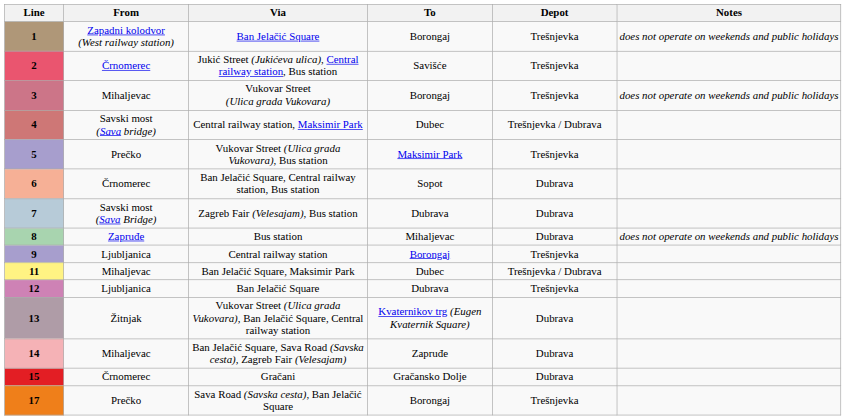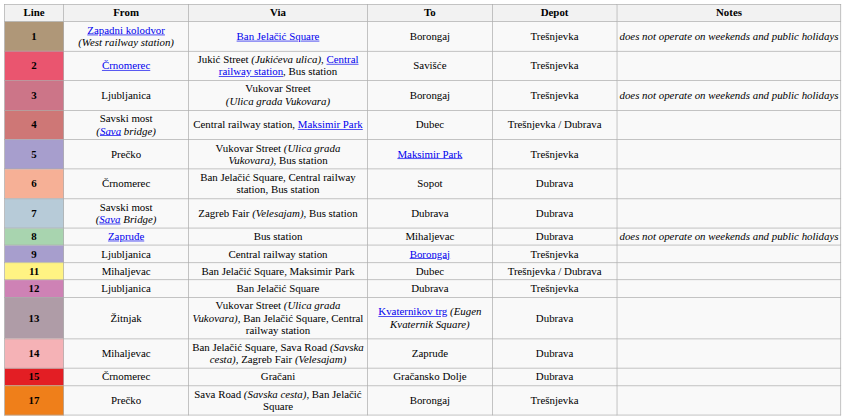(126, 95) Mihaljevac -> (126, 95) Ljubljanica
